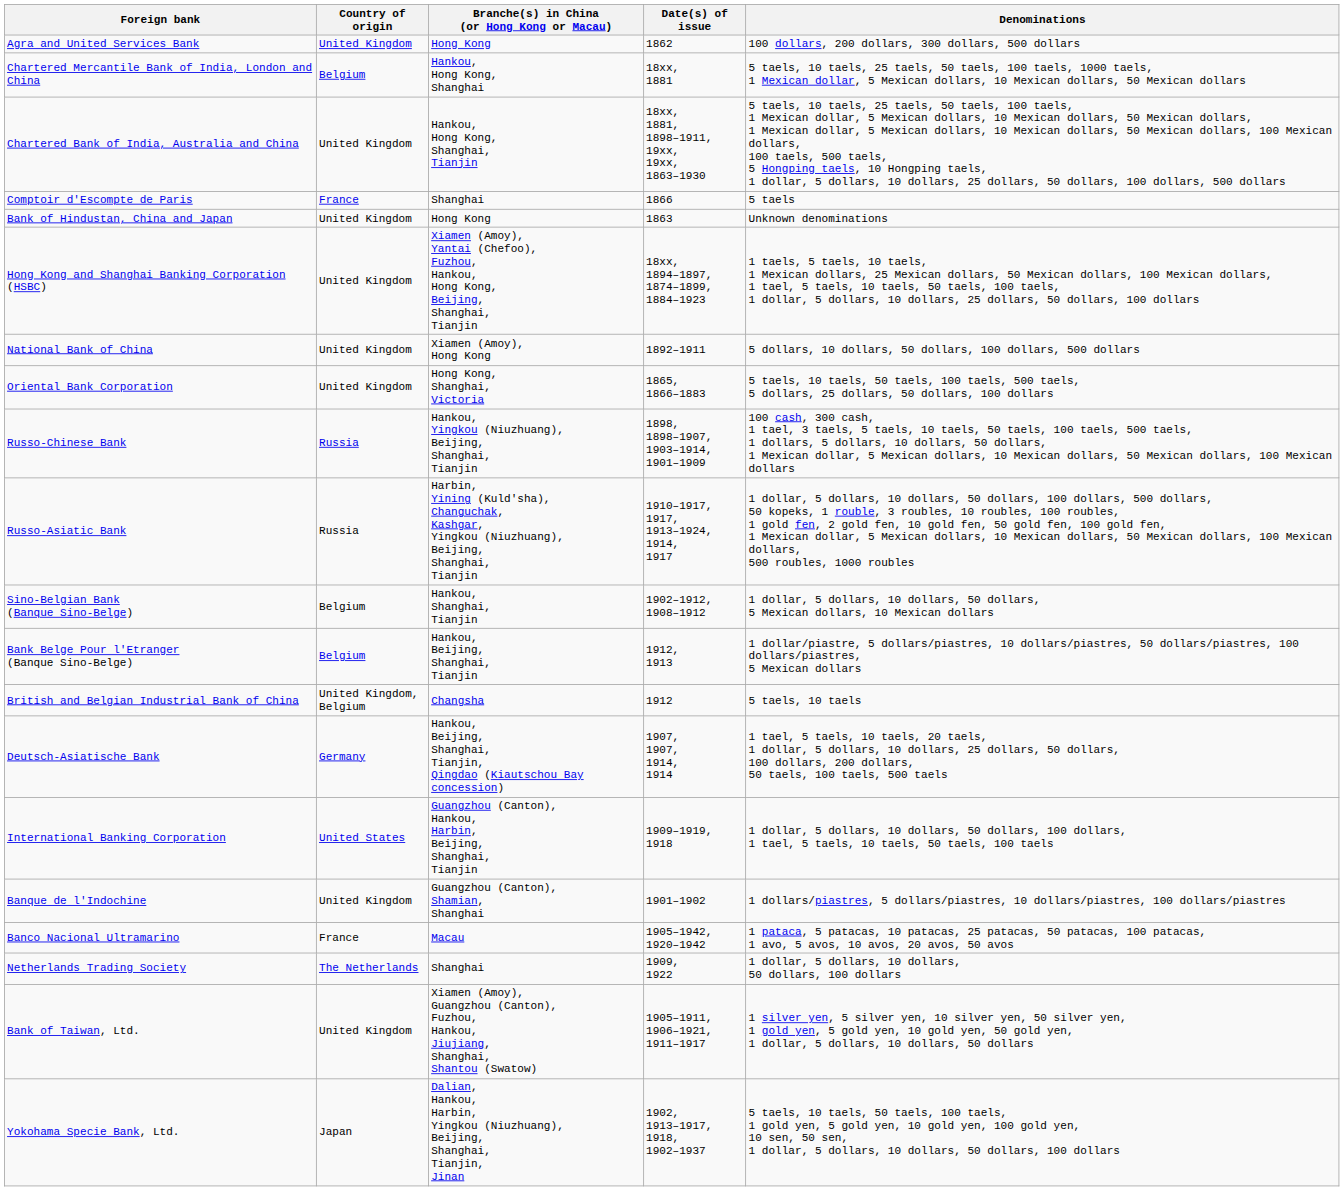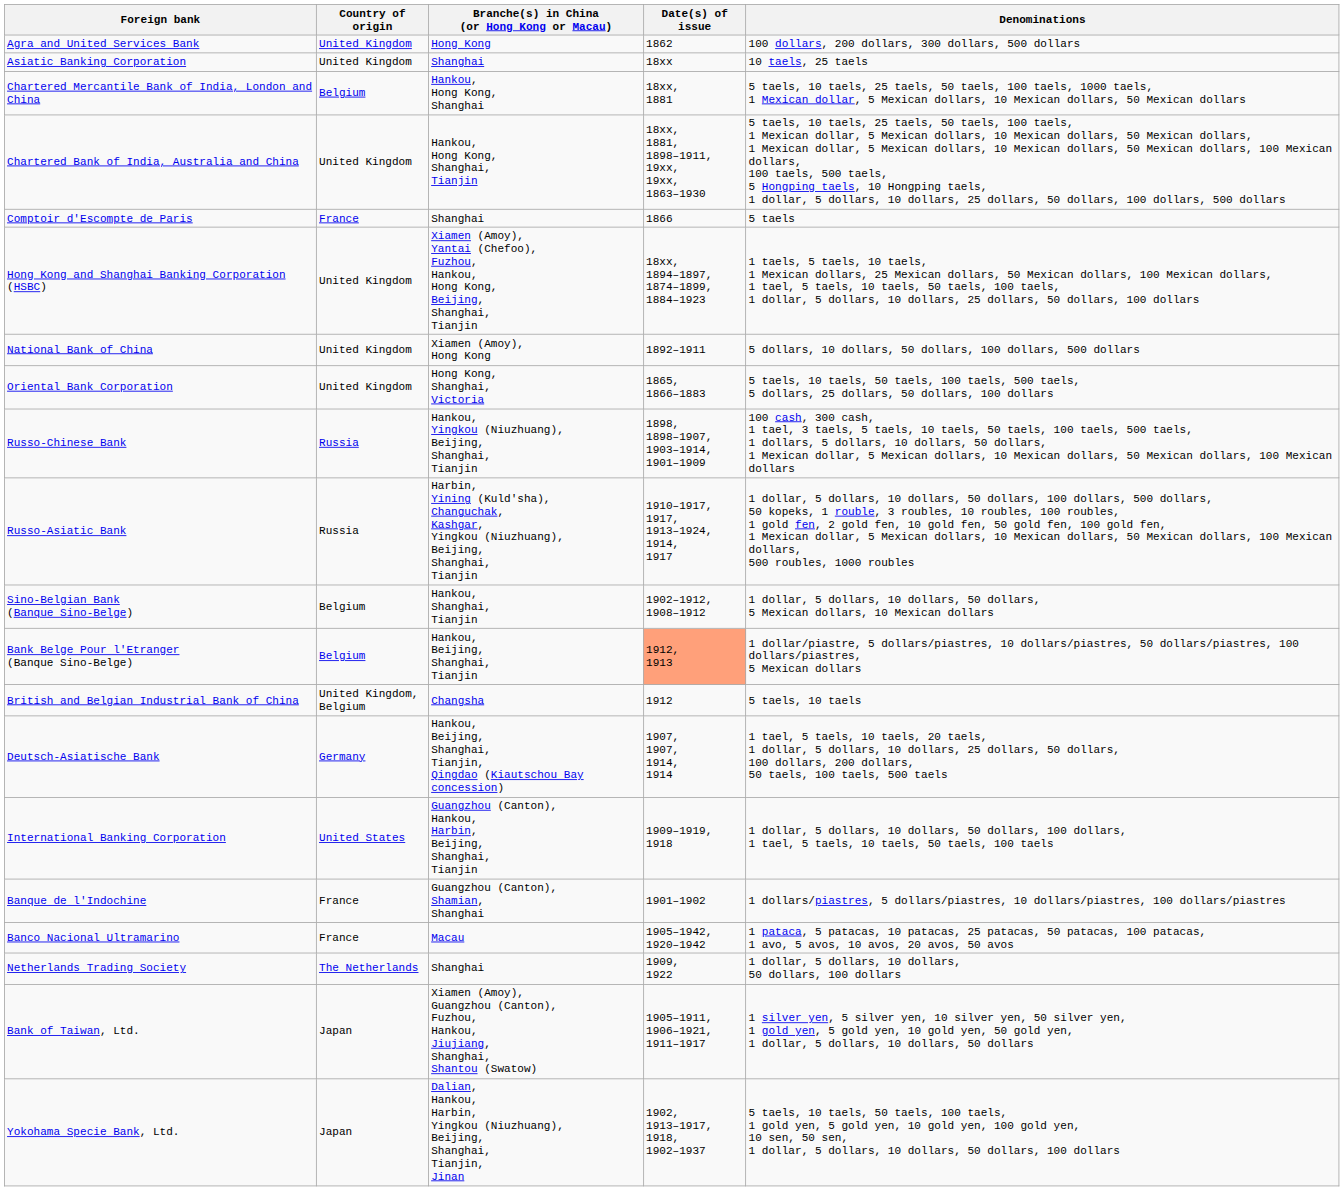+ row: (97, 62)
- row: (120, 218)
(663, 657) no background -> (663, 657) lightsalmon background
(365, 901) United Kingdom -> (339, 901) France
(365, 1031) United Kingdom -> (336, 1031) Japan
